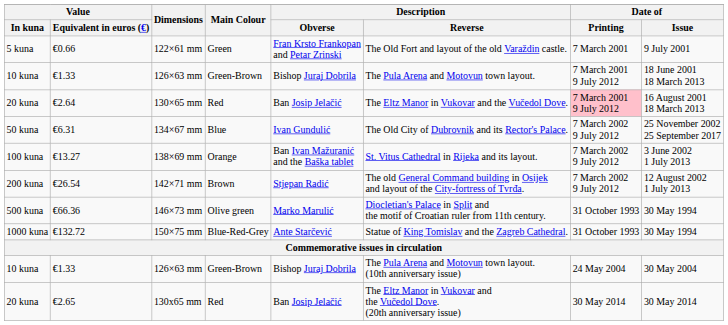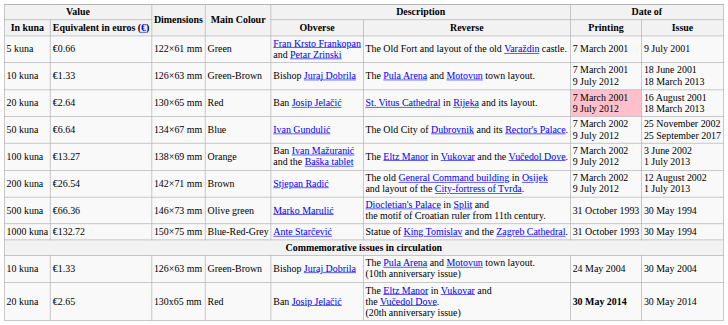(467, 103) The Eltz Manor in Vukovar and the Vučedol Dove. -> (451, 103) St. Vitus Cathedral in Rijeka and its layout.
(64, 130) €6.31 -> (64, 130) €6.64
(451, 156) St. Vitus Cathedral in Rijeka and its layout. -> (467, 156) The Eltz Manor in Vukovar and the Vučedol Dove.
(599, 301) normal -> (600, 301) bold
